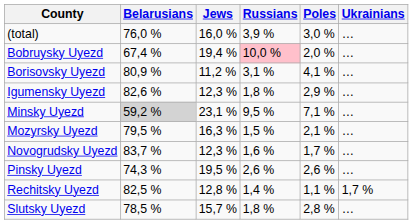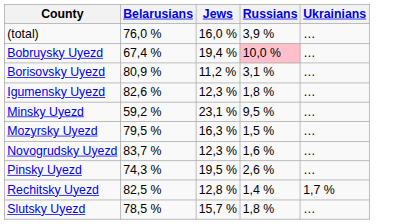- column: (320, 14)
(142, 111) lightgrey background -> (142, 111) no background
